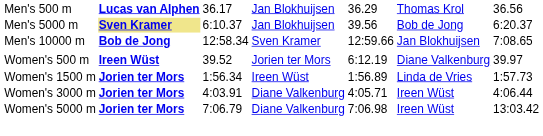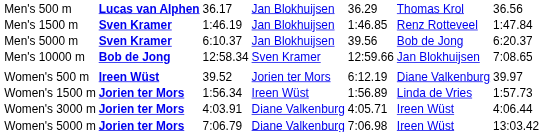+ row: (41, 25)
(135, 25) khaki background -> (135, 41) no background
